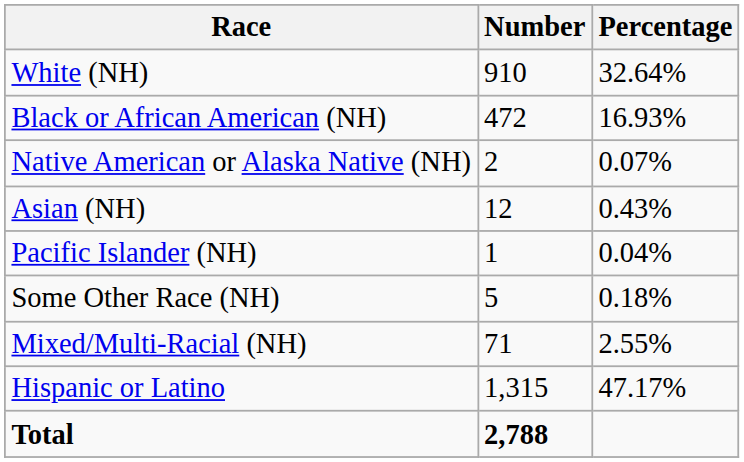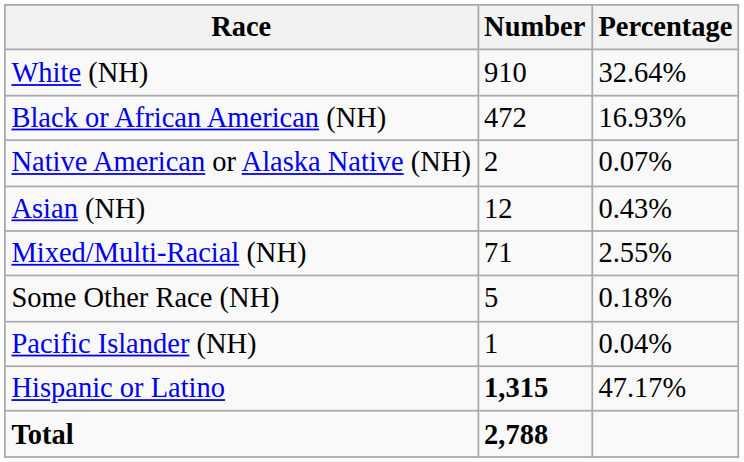rows swapped: (134, 252) <-> (159, 343)
(516, 388) normal -> (516, 388) bold
